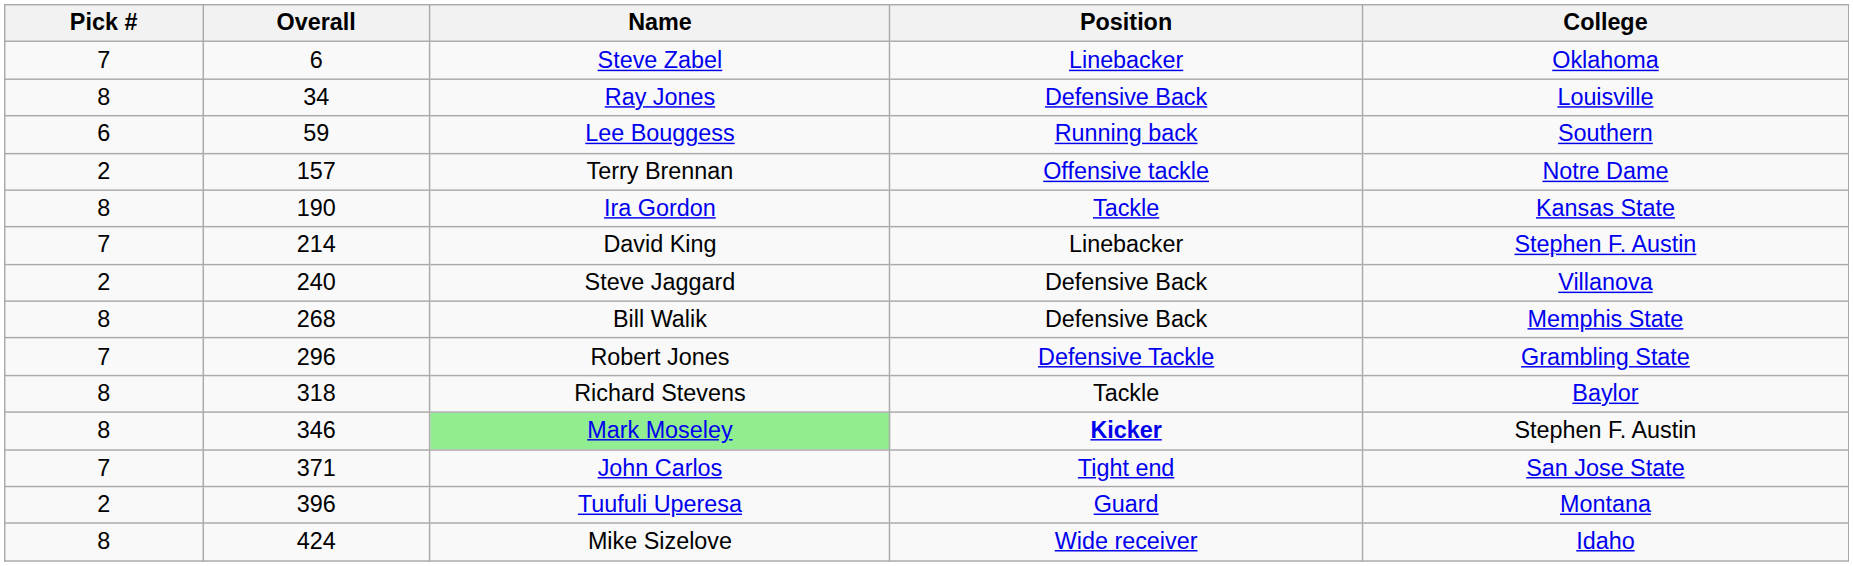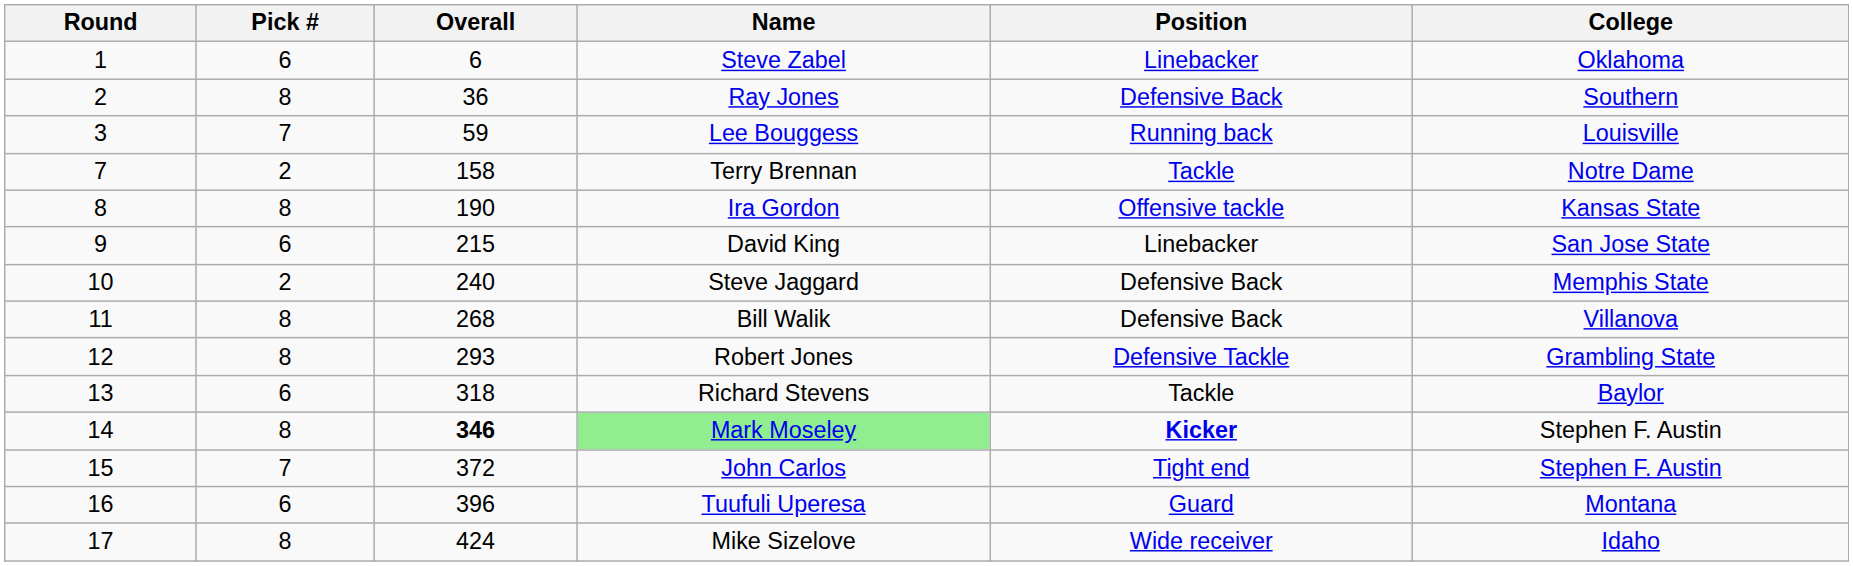+ column: (101, 23)
(104, 60) 7 -> (285, 60) 6
(316, 97) 34 -> (476, 97) 36
(1605, 97) Louisville -> (1631, 97) Southern
(104, 134) 6 -> (285, 134) 7
(1605, 134) Southern -> (1631, 134) Louisville
(316, 171) 157 -> (476, 171) 158
(1126, 171) Offensive tackle -> (1201, 171) Tackle
(1126, 208) Tackle -> (1201, 208) Offensive tackle
(104, 245) 7 -> (285, 245) 6
(316, 245) 214 -> (476, 245) 215
(1605, 245) Stephen F. Austin -> (1631, 245) San Jose State
(1605, 282) Villanova -> (1631, 282) Memphis State
(1605, 319) Memphis State -> (1631, 319) Villanova
(104, 356) 7 -> (285, 356) 8
(316, 356) 296 -> (476, 356) 293
(104, 393) 8 -> (285, 393) 6
(316, 430) normal -> (476, 430) bold
(316, 467) 371 -> (476, 467) 372
(1605, 467) San Jose State -> (1631, 467) Stephen F. Austin
(104, 504) 2 -> (285, 504) 6
